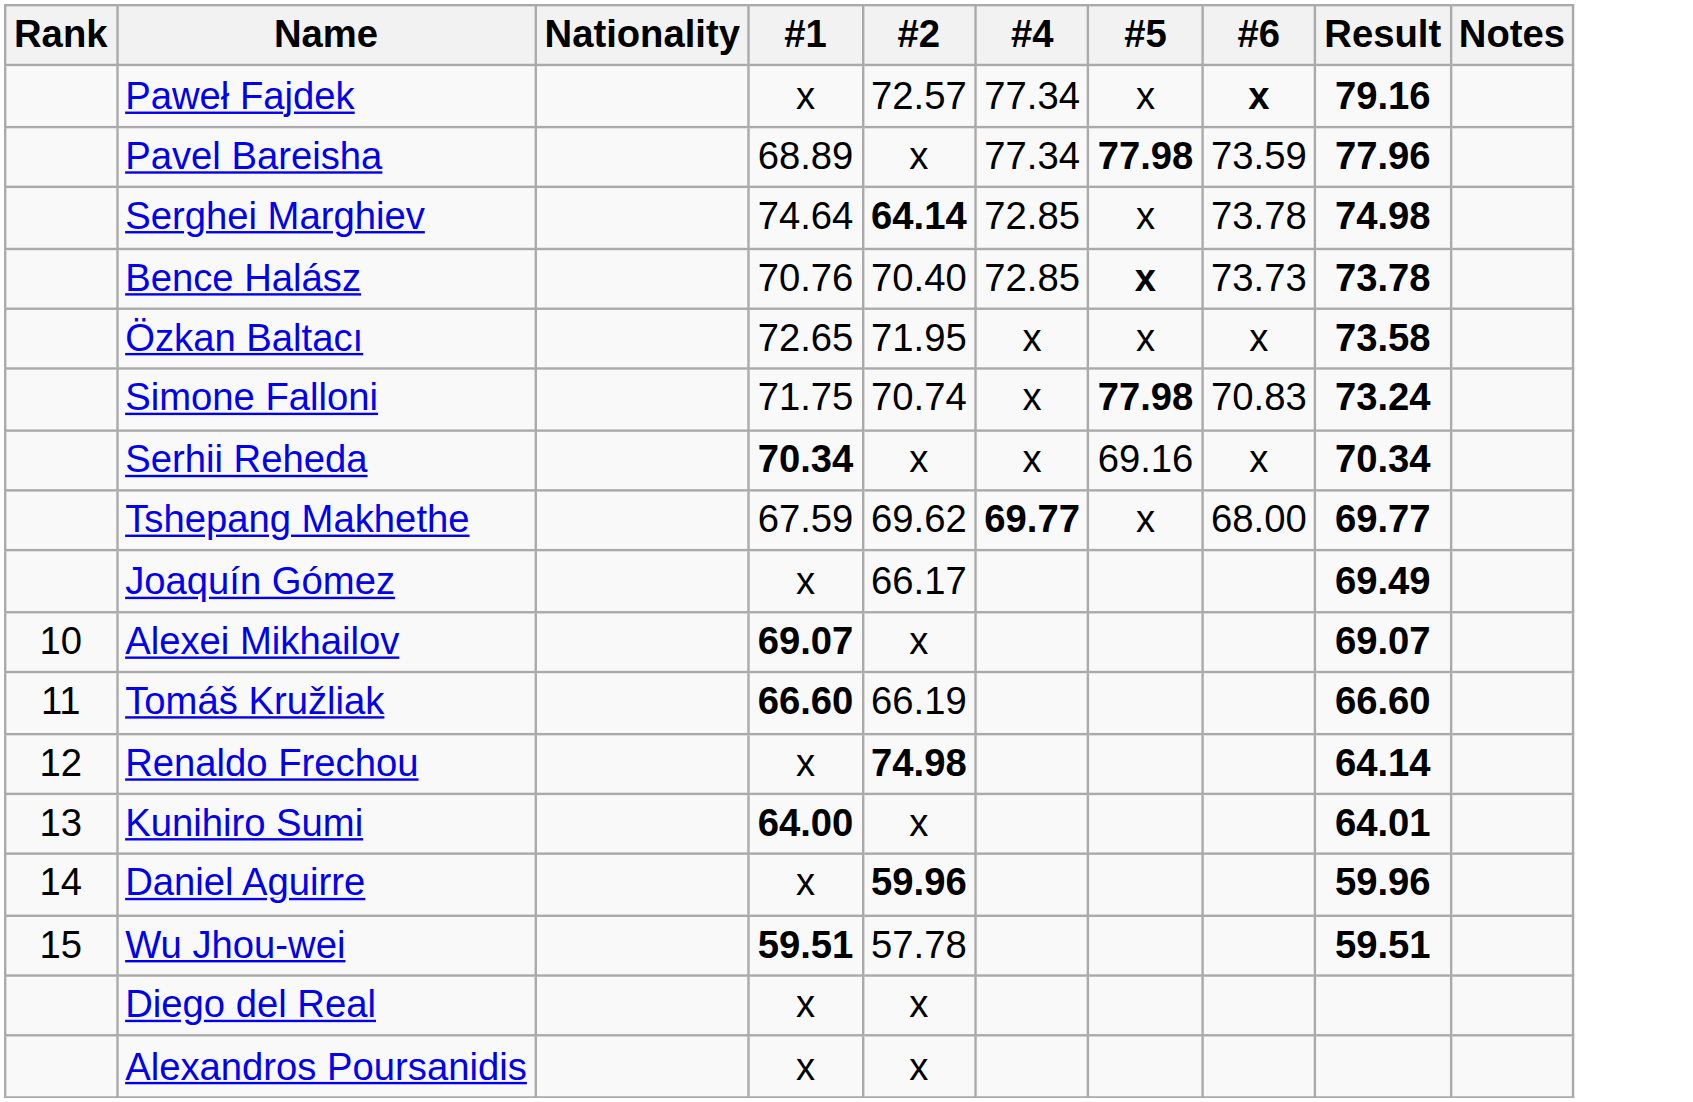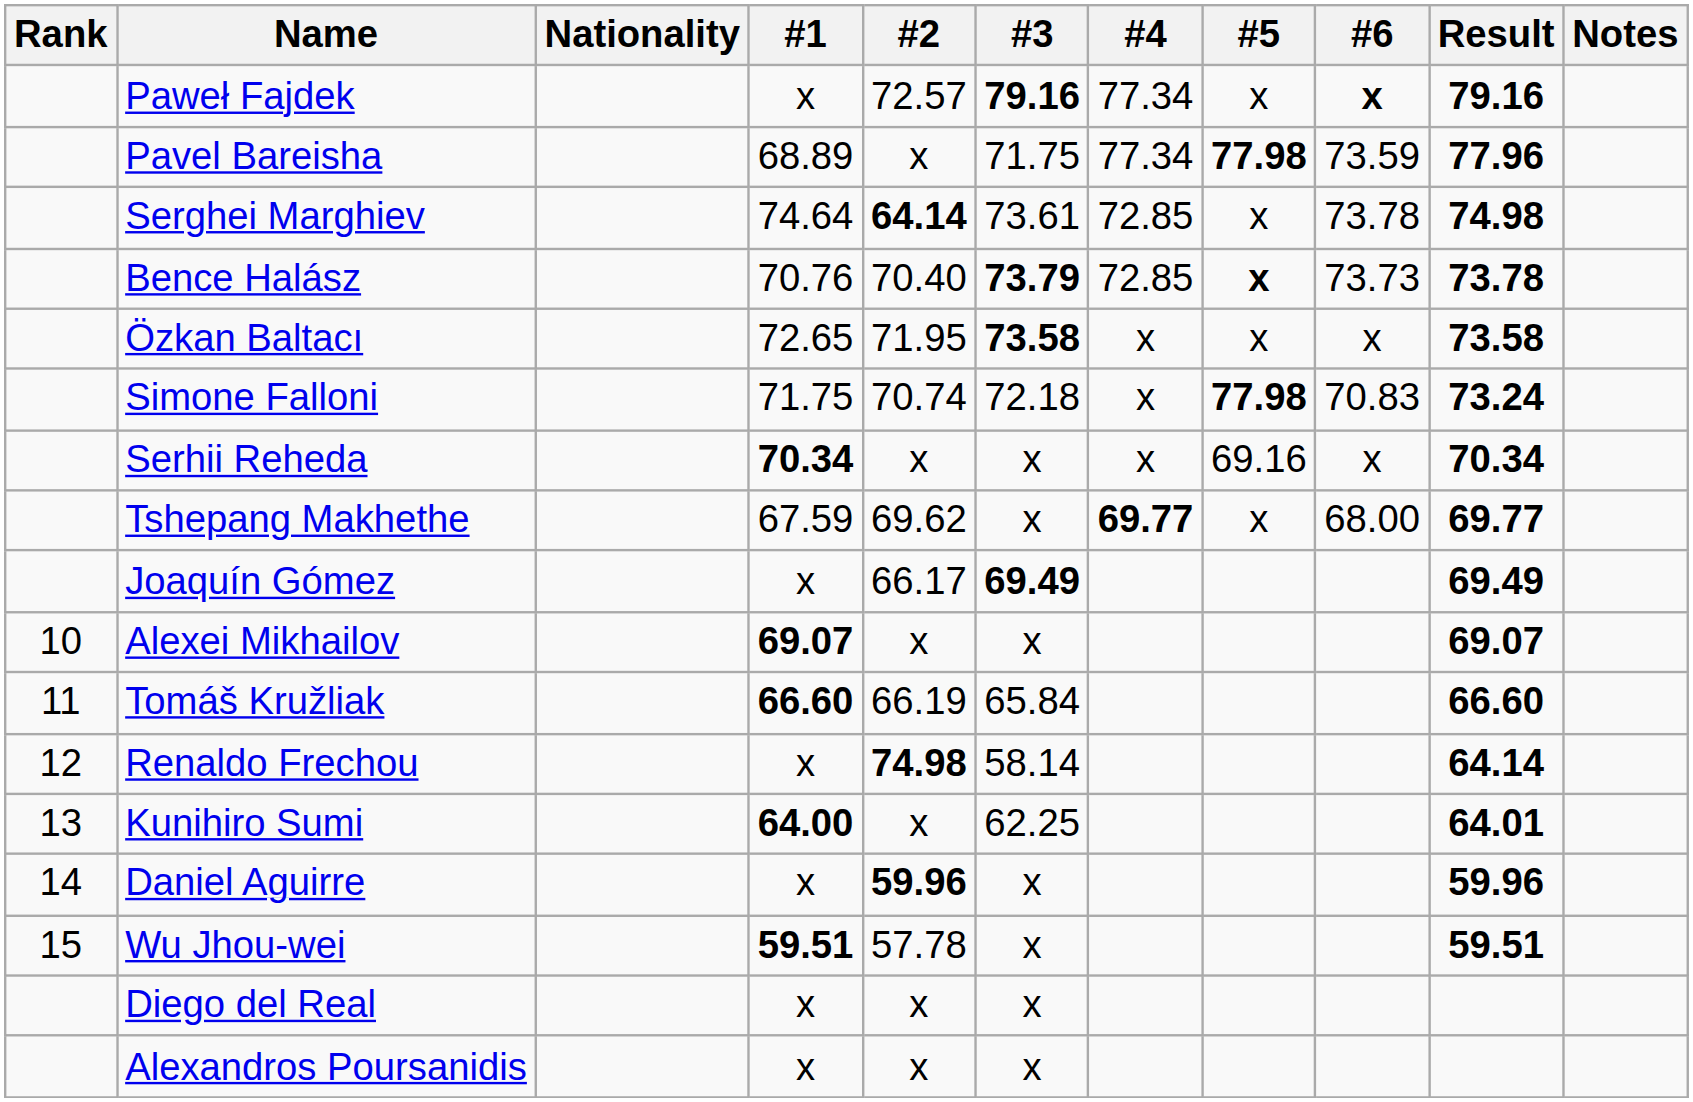+ column: (1032, 34)
